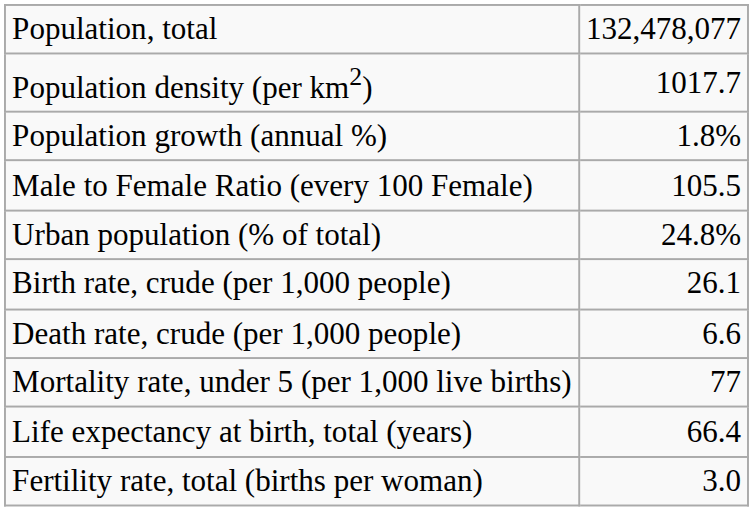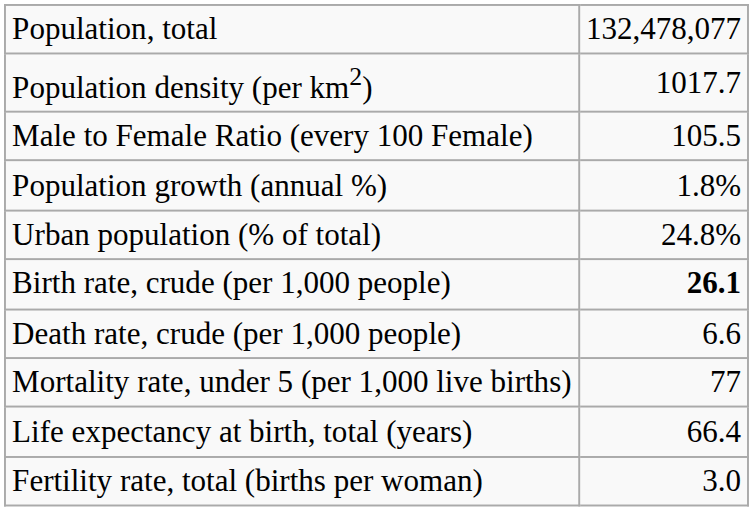rows swapped: (200, 135) <-> (272, 185)
(714, 283) normal -> (714, 283) bold
